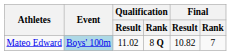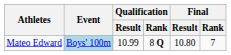(128, 43) 11.02 -> (128, 43) 10.99
(185, 43) 10.82 -> (185, 43) 10.80
